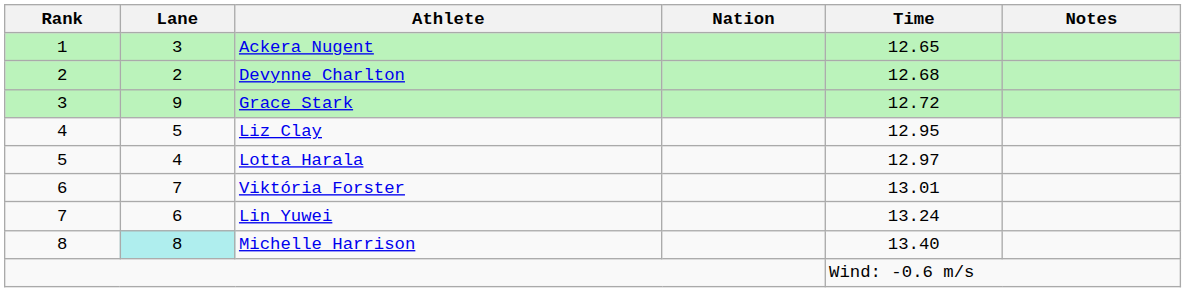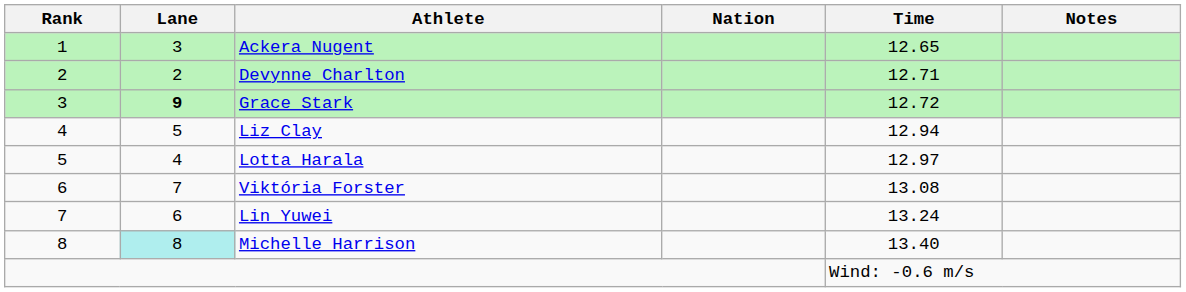(914, 75) 12.68 -> (914, 75) 12.71
(177, 103) normal -> (177, 103) bold
(914, 131) 12.95 -> (914, 131) 12.94
(914, 188) 13.01 -> (914, 188) 13.08
